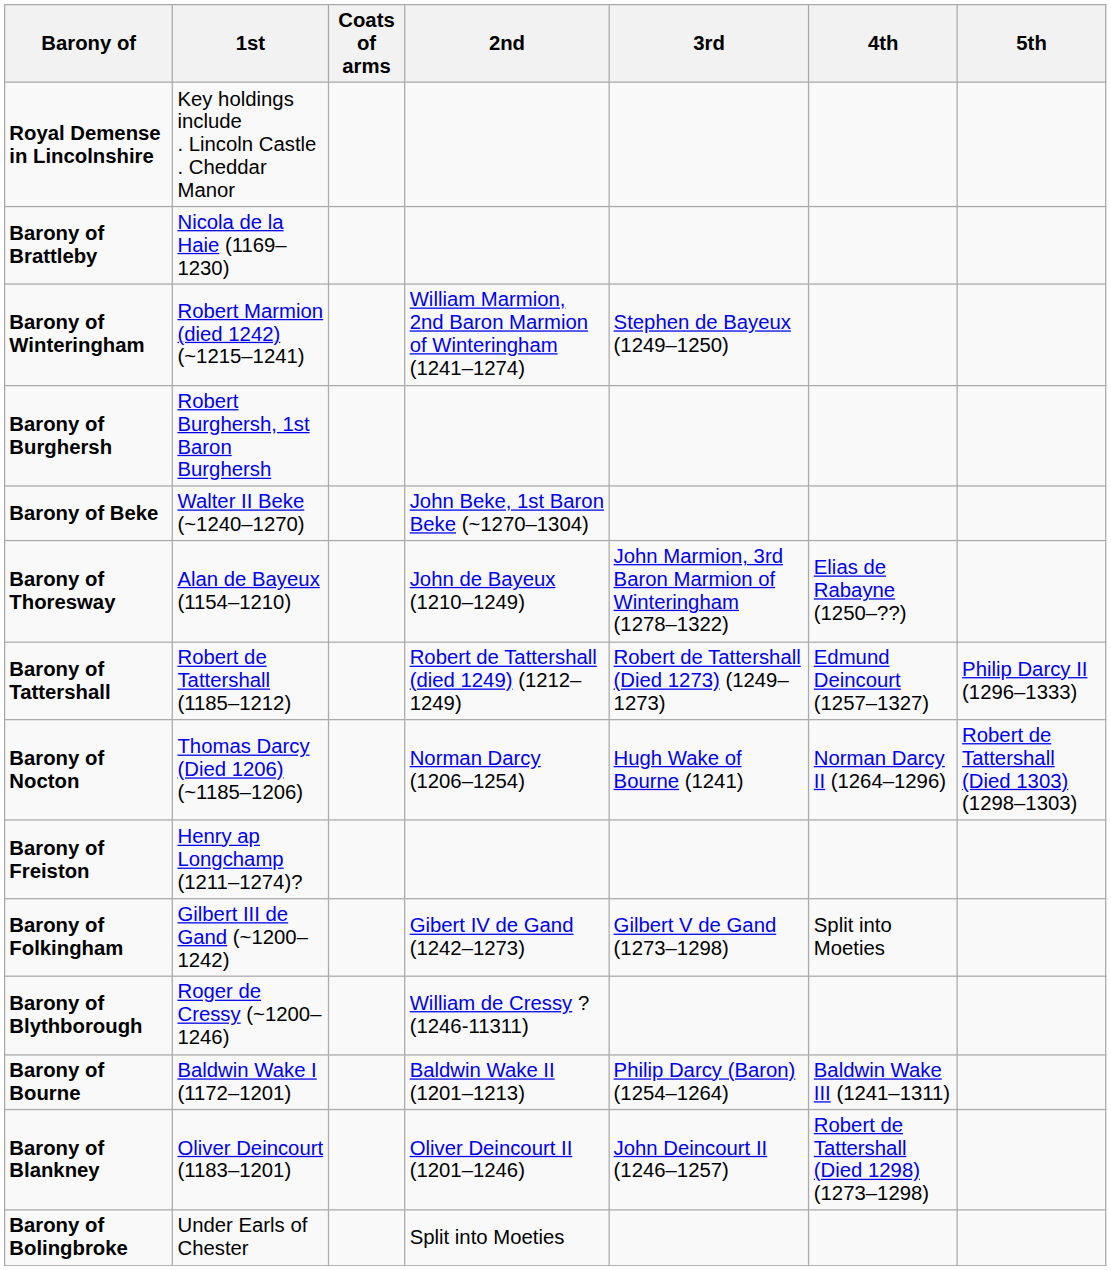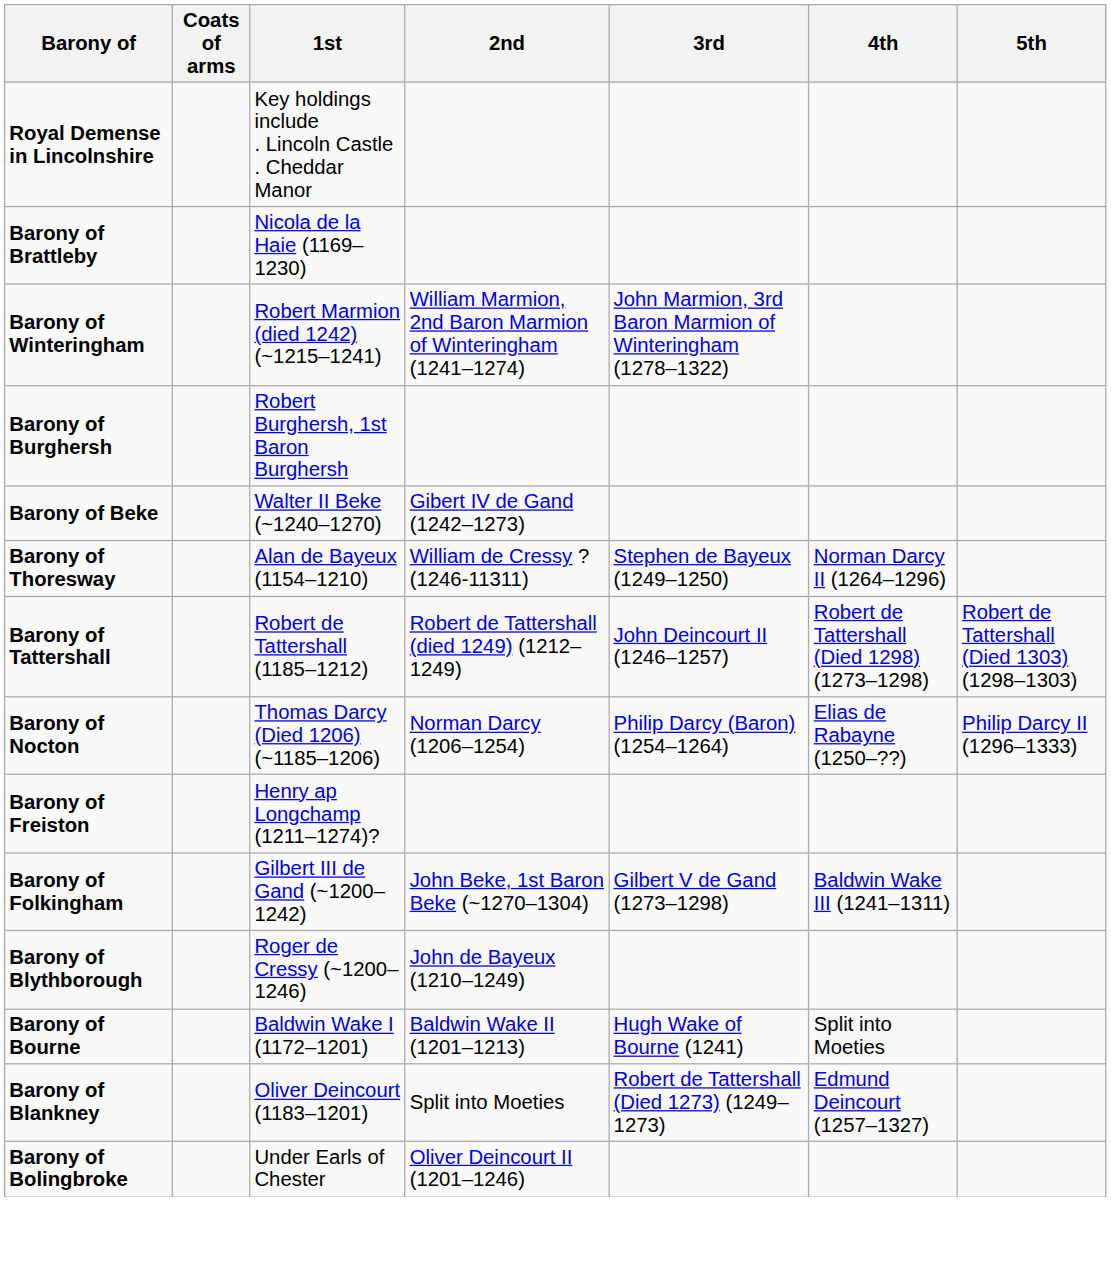columns swapped: (366, 43) <-> (250, 43)
(702, 334) Stephen de Bayeux (1249–1250) -> (698, 334) John Marmion, 3rd Baron Marmion of Winteringham (1278–1322)
(507, 513) John Beke, 1st Baron Beke (~1270–1304) -> (492, 513) Gibert IV de Gand (1242–1273)
(483, 591) John de Bayeux (1210–1249) -> (499, 568) William de Cressy ? (1246-11311)
(698, 591) John Marmion, 3rd Baron Marmion of Winteringham (1278–1322) -> (702, 568) Stephen de Bayeux (1249–1250)
(860, 591) Elias de Rabayne (1250–??) -> (880, 568) Norman Darcy II (1264–1296)
(707, 680) Robert de Tattershall (Died 1273) (1249–1273) -> (690, 646) John Deincourt II (1246–1257)
(871, 680) Edmund Deincourt (1257–1327) -> (871, 646) Robert de Tattershall (Died 1298) (1273–1298)
(1025, 680) Philip Darcy II (1296–1333) -> (1020, 646) Robert de Tattershall (Died 1303) (1298–1303)
(679, 769) Hugh Wake of Bourne (1241) -> (704, 735) Philip Darcy (Baron) (1254–1264)
(880, 769) Norman Darcy II (1264–1296) -> (860, 735) Elias de Rabayne (1250–??)
(1020, 769) Robert de Tattershall (Died 1303) (1298–1303) -> (1025, 735) Philip Darcy II (1296–1333)
(492, 937) Gibert IV de Gand (1242–1273) -> (507, 891) John Beke, 1st Baron Beke (~1270–1304)
(853, 937) Split into Moeties -> (882, 891) Baldwin Wake III (1241–1311)
(499, 1015) William de Cressy ? (1246-11311) -> (483, 969) John de Bayeux (1210–1249)
(704, 1081) Philip Darcy (Baron) (1254–1264) -> (679, 1035) Hugh Wake of Bourne (1241)
(882, 1081) Baldwin Wake III (1241–1311) -> (853, 1035) Split into Moeties
(491, 1159) Oliver Deincourt II (1201–1246) -> (487, 1102) Split into Moeties
(690, 1159) John Deincourt II (1246–1257) -> (707, 1102) Robert de Tattershall (Died 1273) (1249–1273)
(871, 1159) Robert de Tattershall (Died 1298) (1273–1298) -> (871, 1102) Edmund Deincourt (1257–1327)
(487, 1237) Split into Moeties -> (491, 1169) Oliver Deincourt II (1201–1246)
